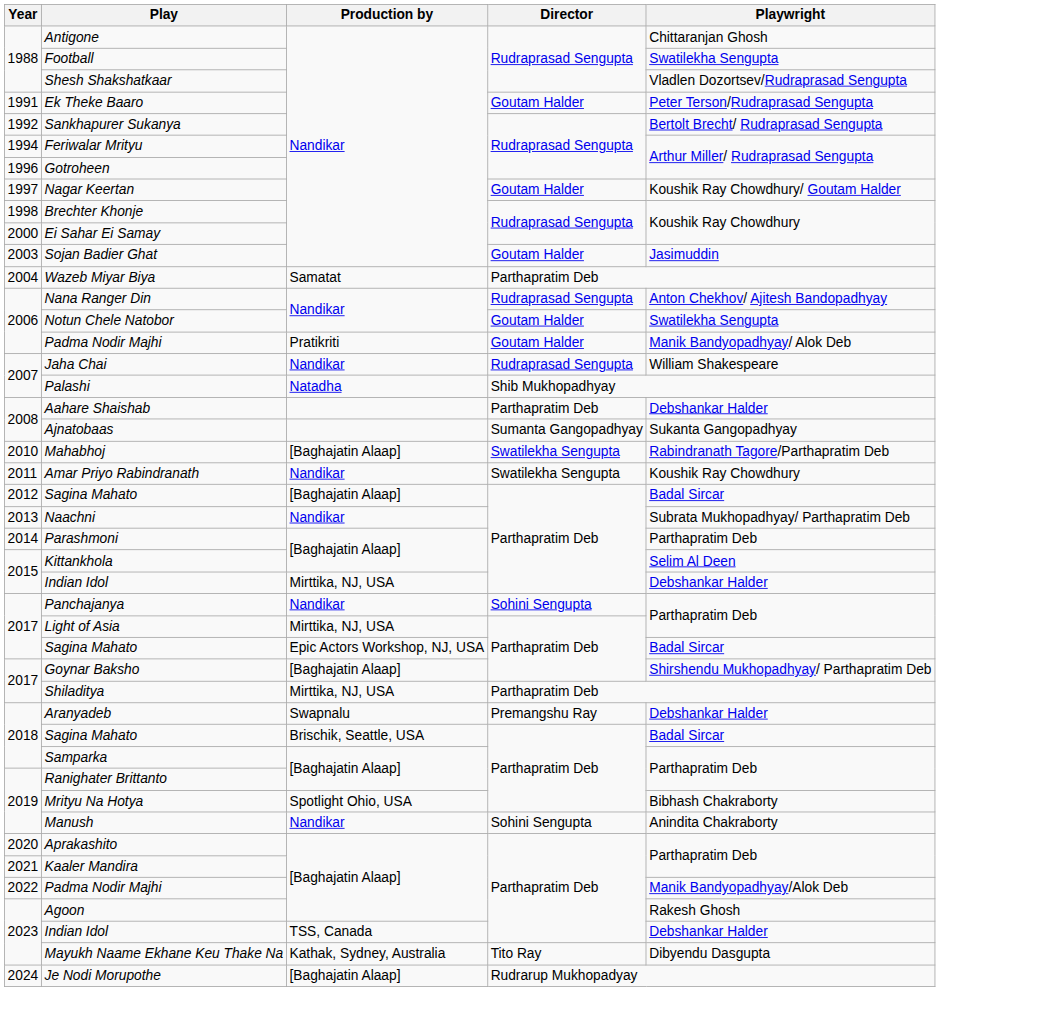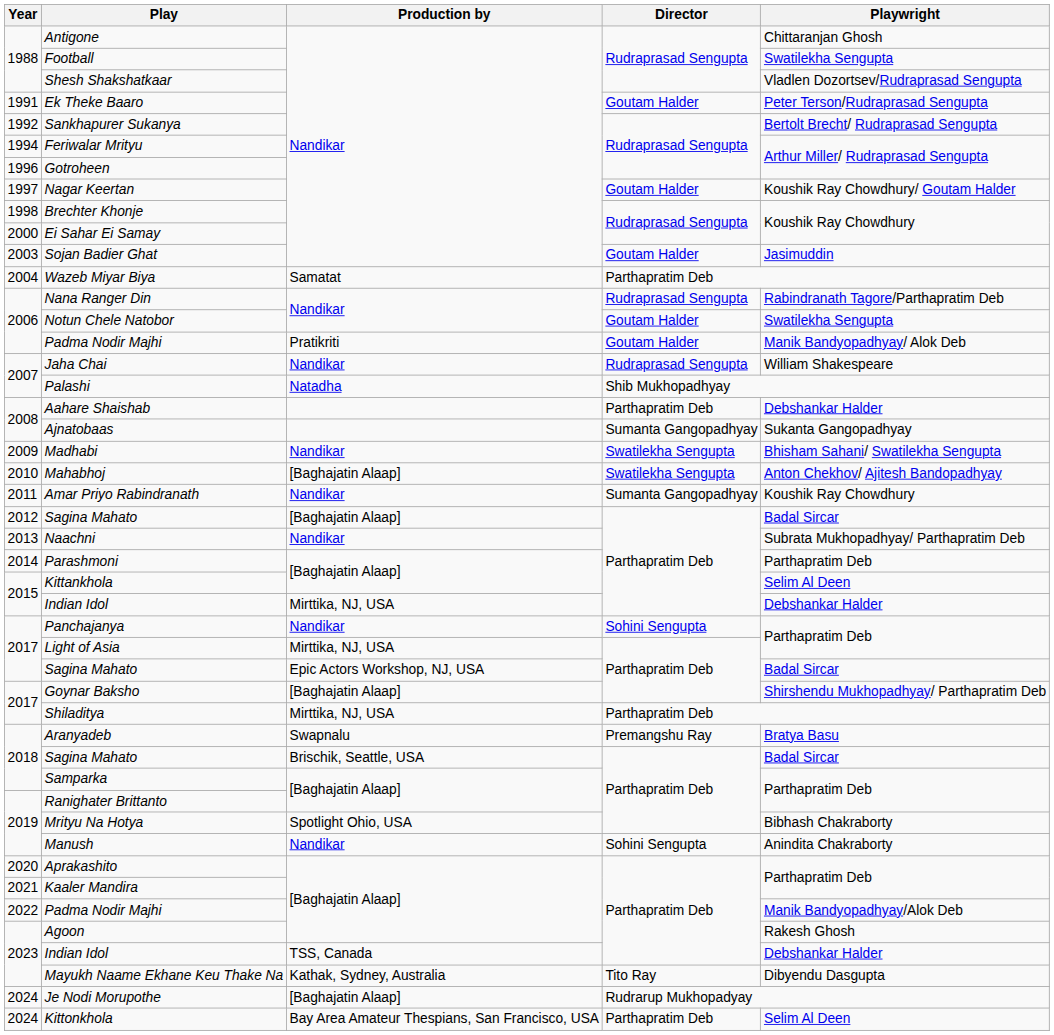(768, 299) Anton Chekhov/ Ajitesh Bandopadhyay -> (884, 299) Rabindranath Tagore/Parthapratim Deb
+ row: (23, 451)
(769, 451) Rabindranath Tagore/Parthapratim Deb -> (883, 473) Anton Chekhov/ Ajitesh Bandopadhyay
(555, 473) Swatilekha Sengupta -> (681, 495) Sumanta Gangopadhyay
(708, 713) Debshankar Halder -> (801, 735) Bratya Basu
+ row: (23, 1019)
